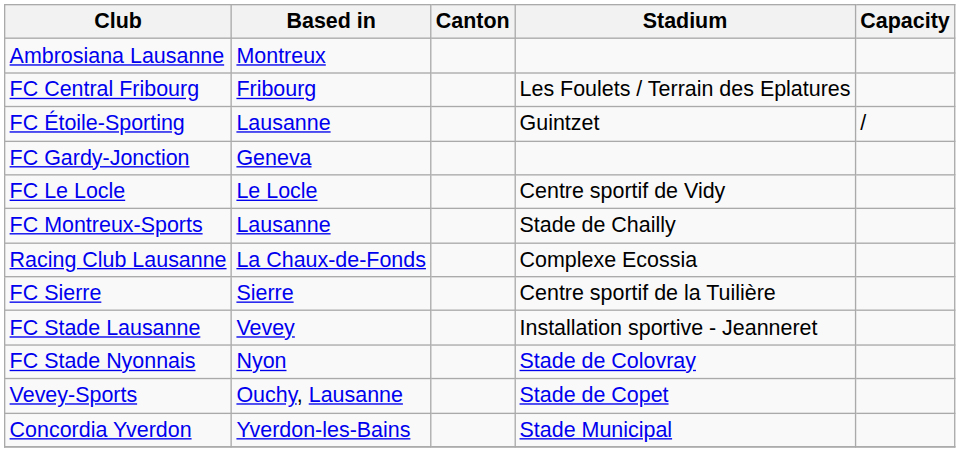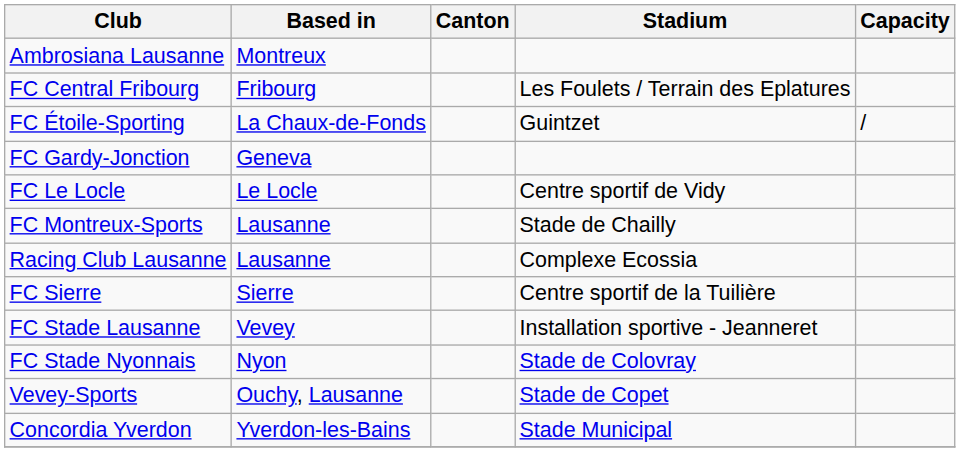(284, 123) Lausanne -> (331, 123) La Chaux-de-Fonds
(331, 259) La Chaux-de-Fonds -> (284, 259) Lausanne
